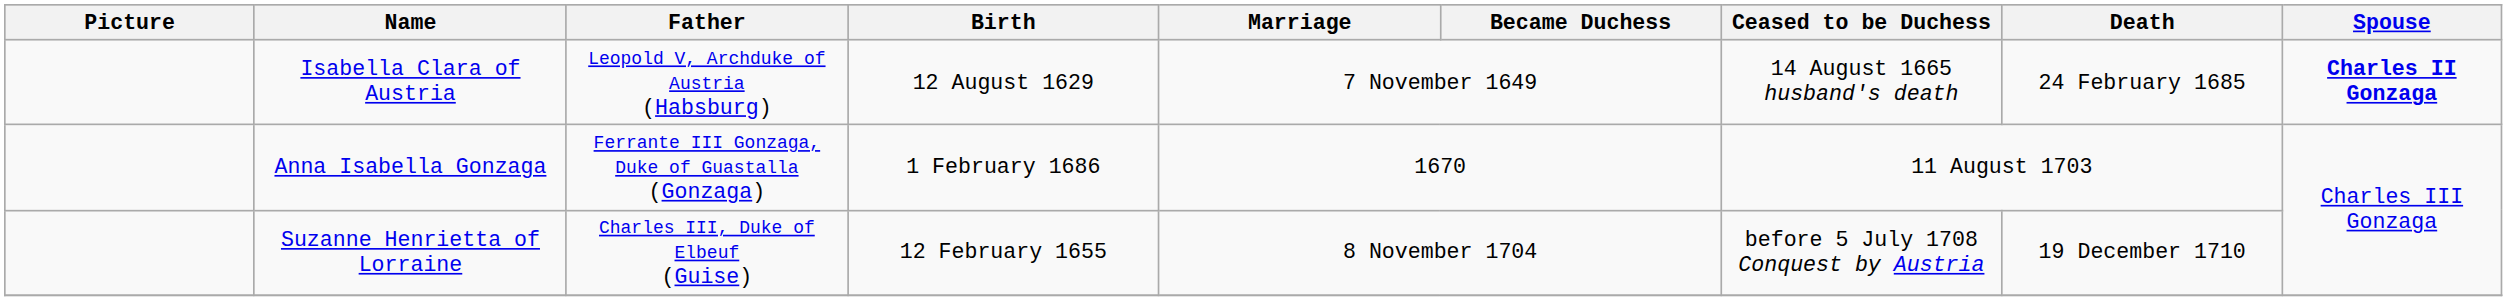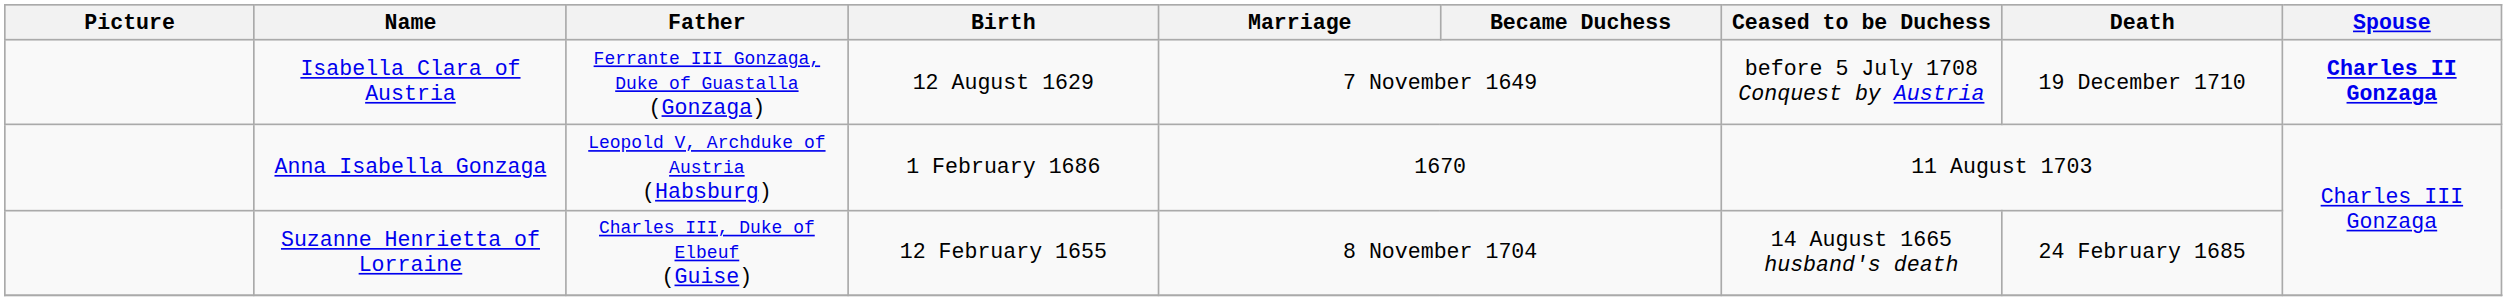(707, 84) Leopold V, Archduke of Austria (Habsburg) -> (707, 84) Ferrante III Gonzaga, Duke of Guastalla (Gonzaga)
(1861, 82) 14 August 1665 husband's death -> (1861, 82) before 5 July 1708 Conquest by Austria
(2142, 82) 24 February 1685 -> (2142, 82) 19 December 1710
(707, 169) Ferrante III Gonzaga, Duke of Guastalla (Gonzaga) -> (707, 169) Leopold V, Archduke of Austria (Habsburg)
(1861, 252) before 5 July 1708 Conquest by Austria -> (1861, 252) 14 August 1665 husband's death
(2142, 252) 19 December 1710 -> (2142, 252) 24 February 1685
